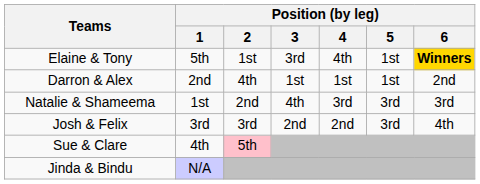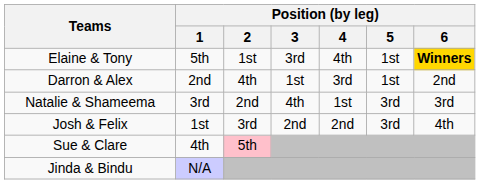(343, 80) 1st -> (343, 80) 3rd
(200, 102) 1st -> (200, 102) 3rd
(343, 102) 3rd -> (343, 102) 1st
(200, 124) 3rd -> (200, 124) 1st
